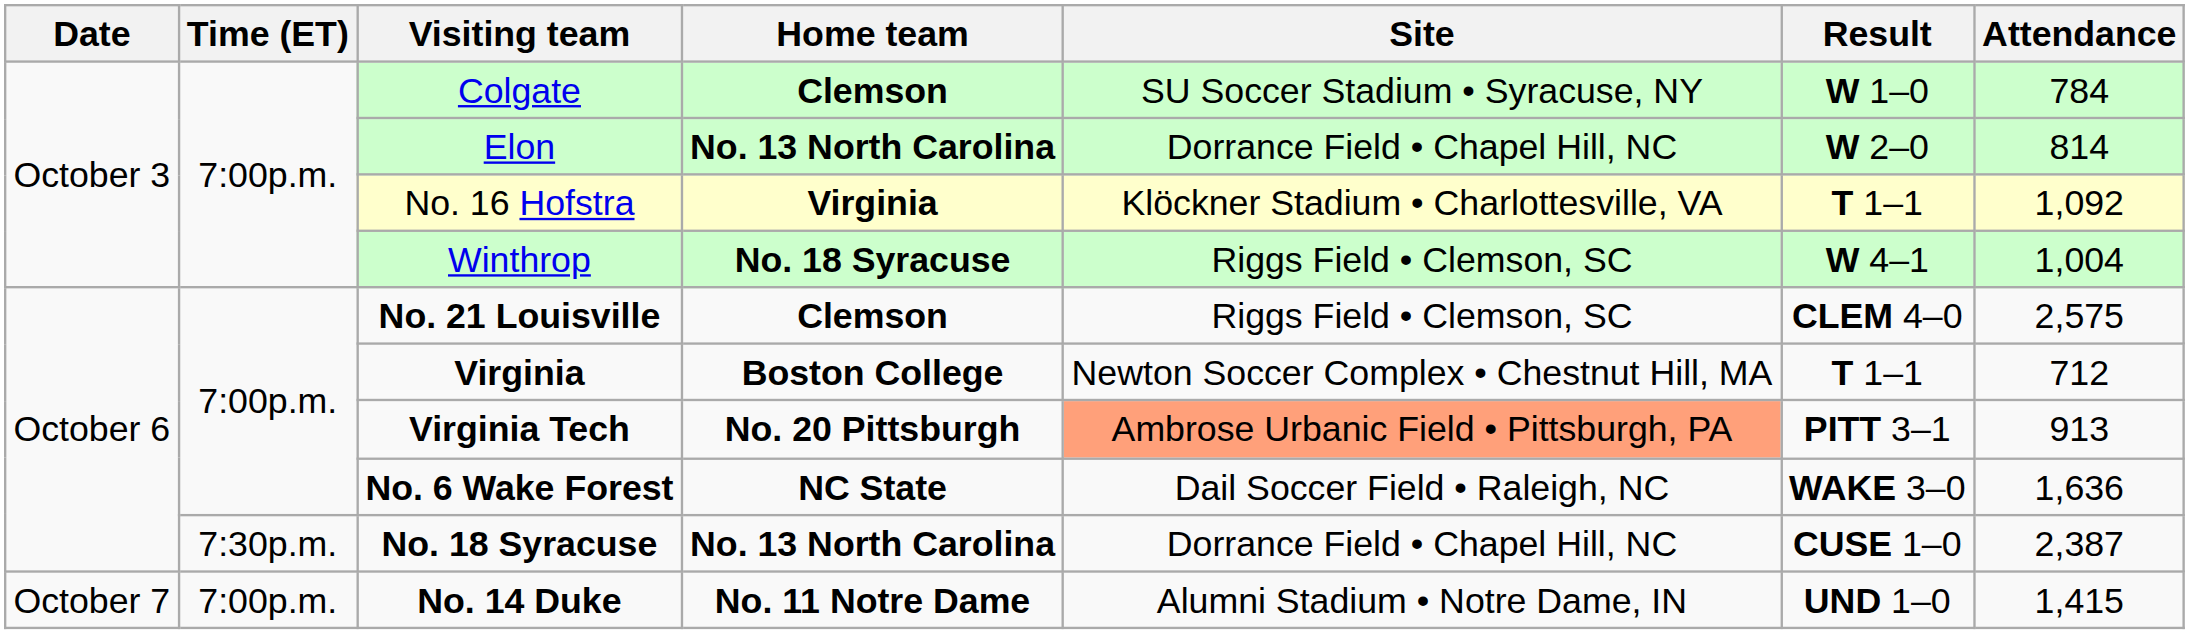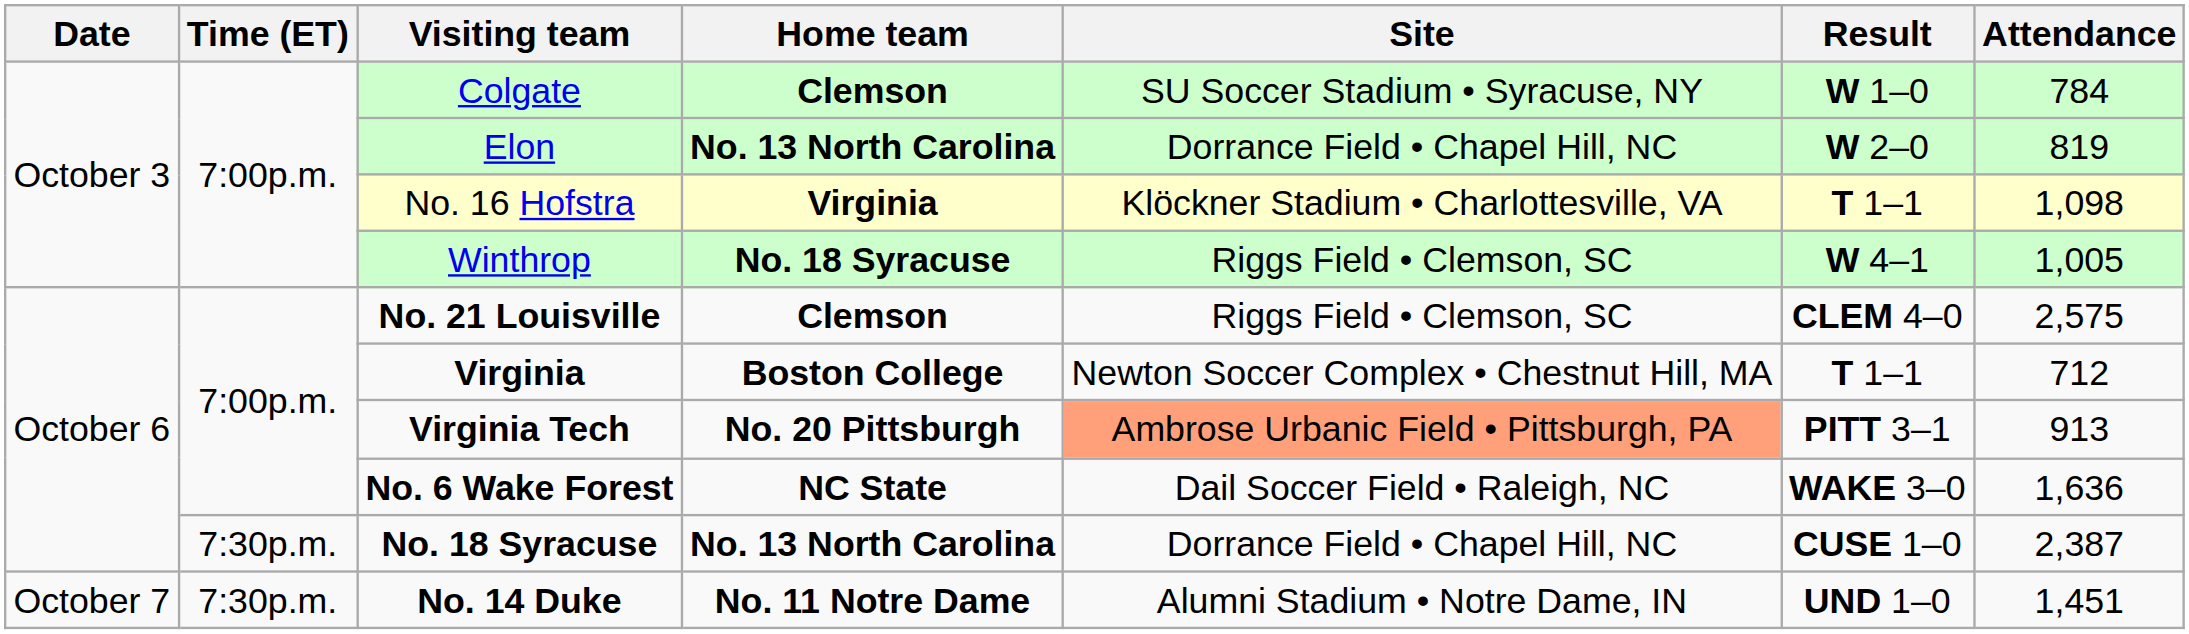(2079, 147) 814 -> (2079, 147) 819
(2079, 203) 1,092 -> (2079, 203) 1,098
(2079, 260) 1,004 -> (2079, 260) 1,005
(268, 599) 7:00p.m. -> (268, 599) 7:30p.m.
(2079, 599) 1,415 -> (2079, 599) 1,451
